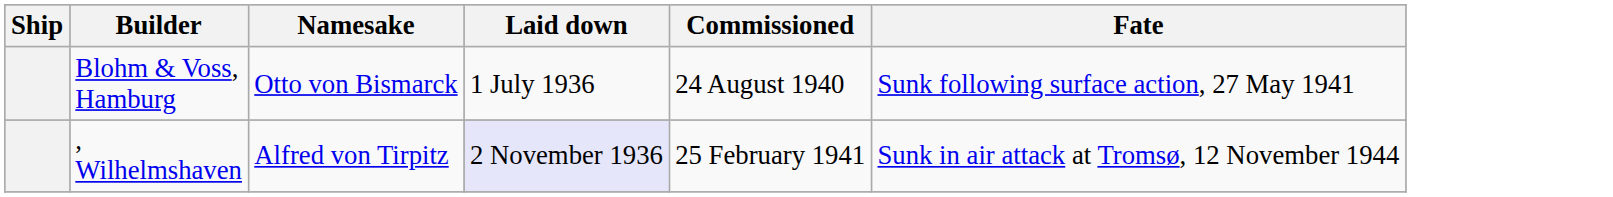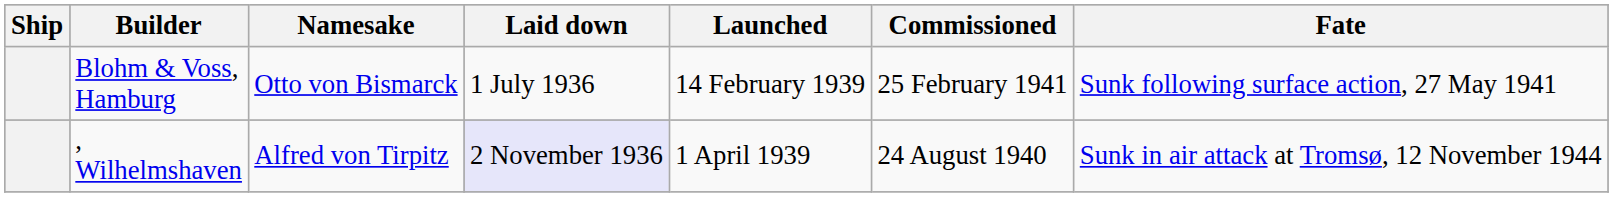+ column: (770, 25)
(760, 83) 24 August 1940 -> (972, 83) 25 February 1941
(770, 155) 25 February 1941 -> (962, 155) 24 August 1940
